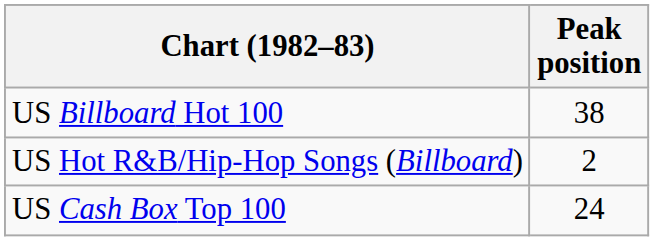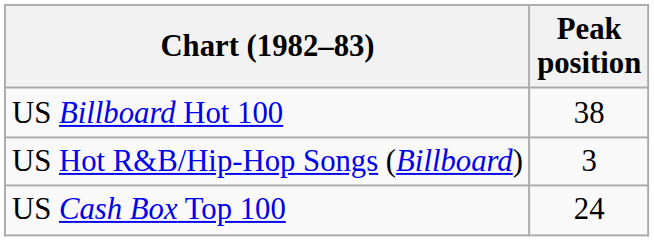(589, 160) 2 -> (589, 160) 3
